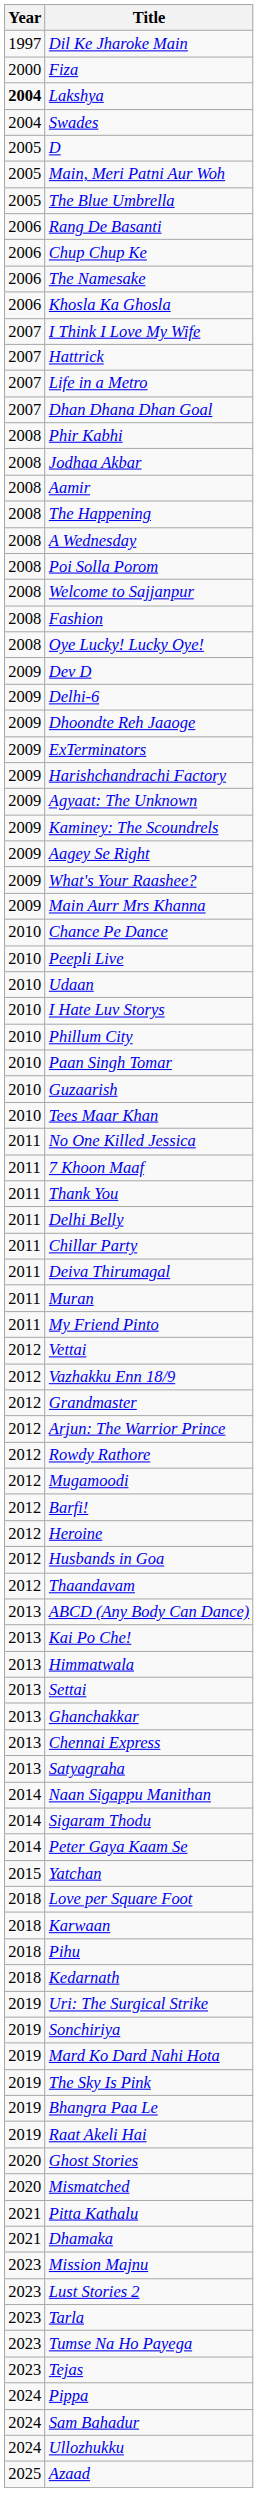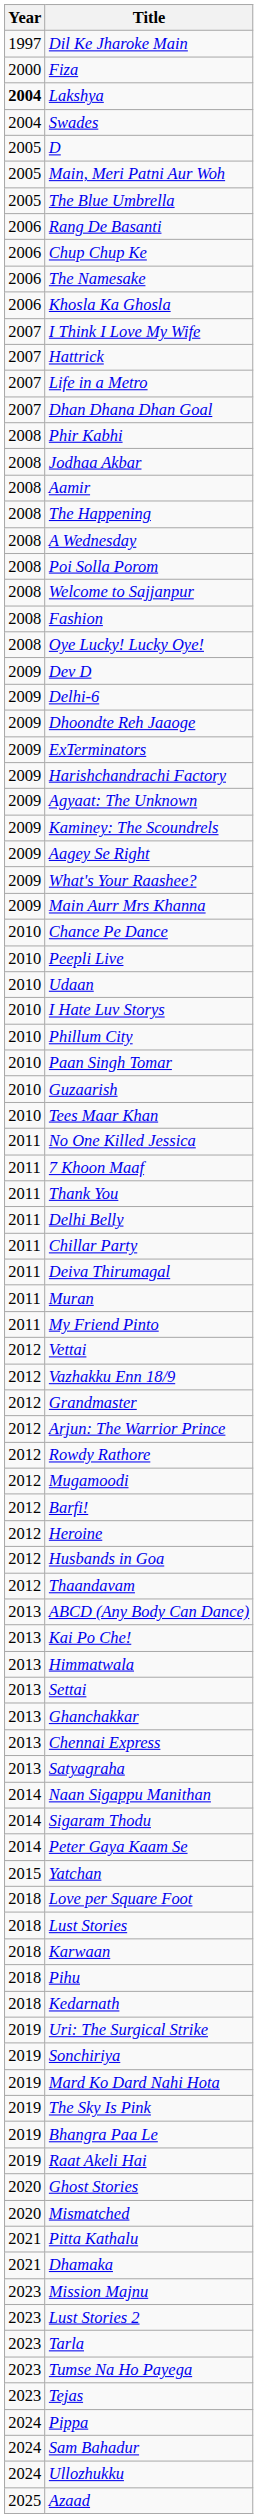+ row: (88, 1925)
